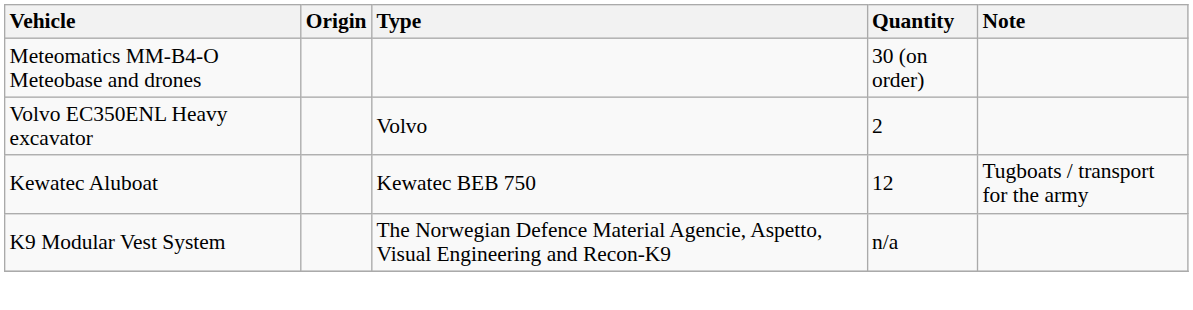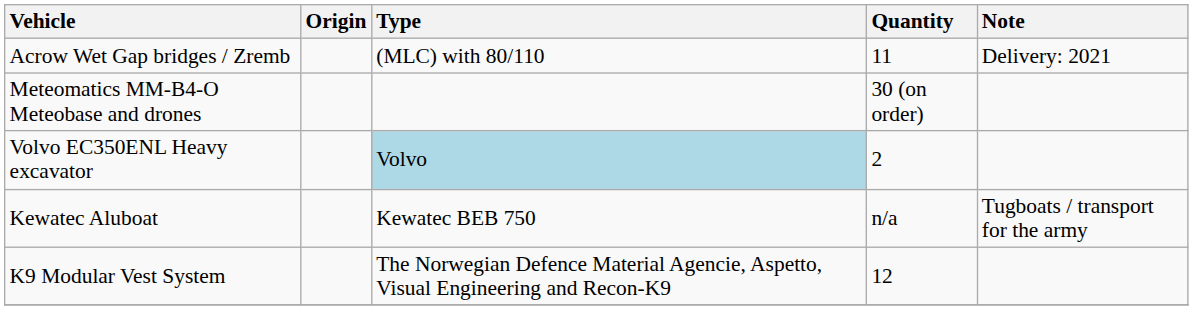+ row: (150, 55)
(402, 125) no background -> (402, 159) lightblue background
(883, 183) 12 -> (884, 217) n/a
(885, 241) n/a -> (882, 275) 12
